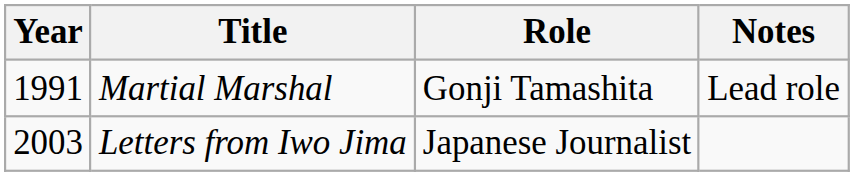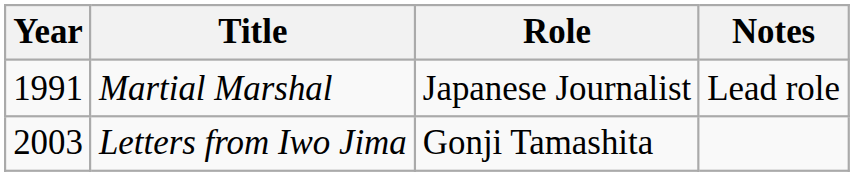(538, 87) Gonji Tamashita -> (557, 87) Japanese Journalist
(557, 142) Japanese Journalist -> (538, 142) Gonji Tamashita
